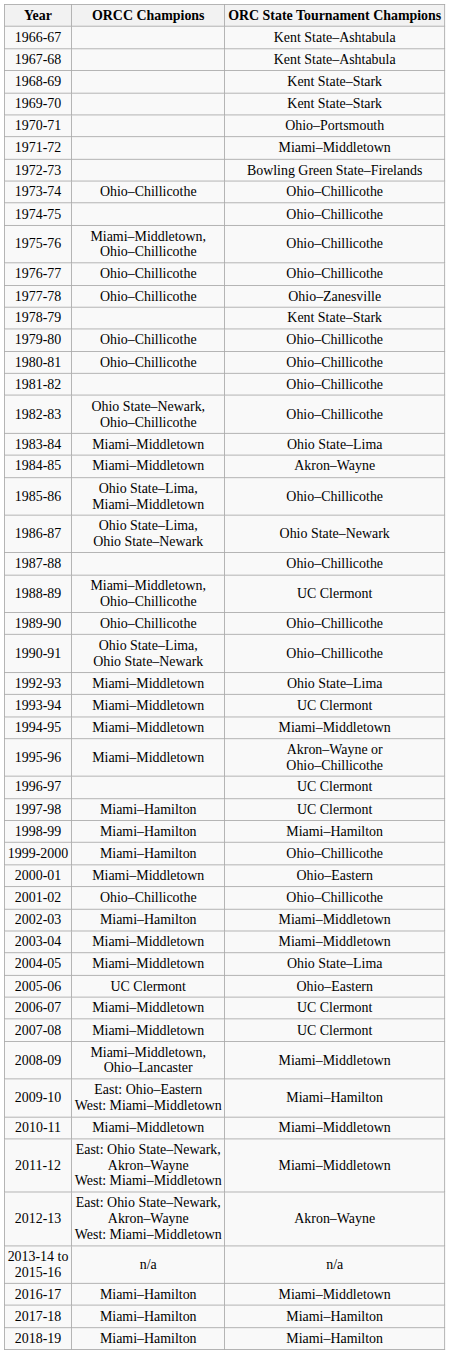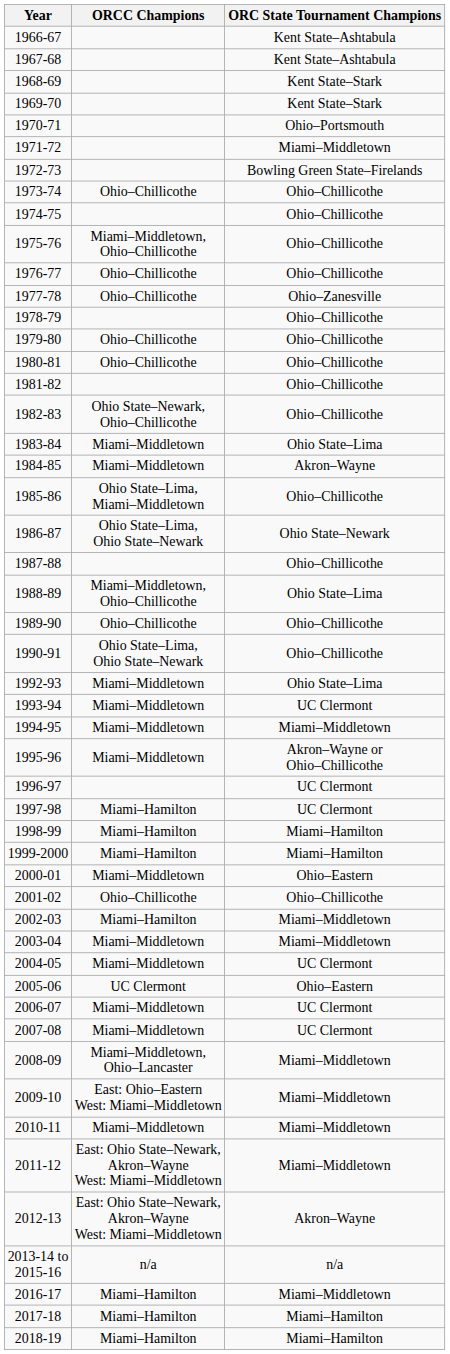(335, 318) Kent State–Stark -> (335, 318) Ohio–Chillicothe
(335, 593) UC Clermont -> (335, 593) Ohio State–Lima
(335, 853) Ohio–Chillicothe -> (335, 853) Miami–Hamilton
(335, 964) Ohio State–Lima -> (335, 964) UC Clermont
(335, 1097) Miami–Hamilton -> (335, 1097) Miami–Middletown
